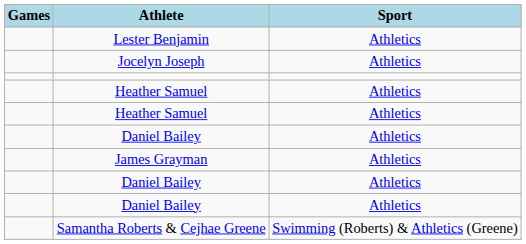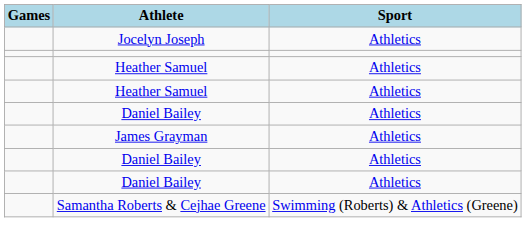- row: (161, 38)
